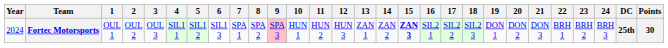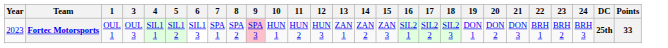- column: (134, 11)
(15, 30) 2024 -> (15, 30) 2023
(409, 30) bold -> (387, 30) normal
(650, 30) 30 -> (628, 30) 33
